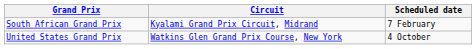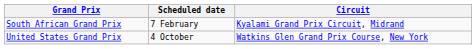columns swapped: (267, 11) <-> (429, 11)
